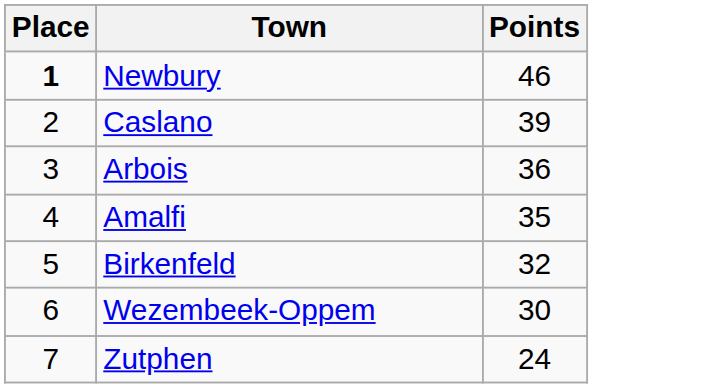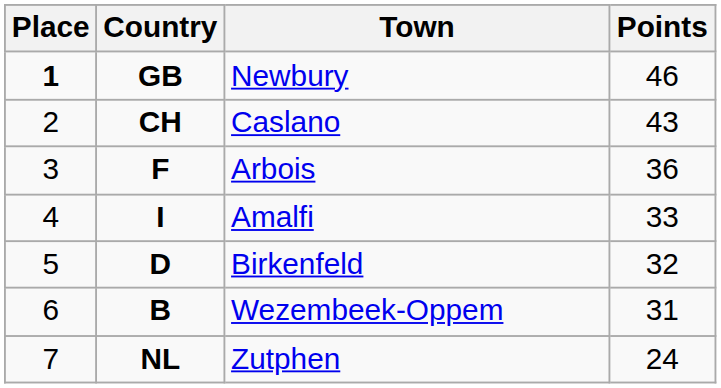+ column: (160, 28)
(534, 122) 39 -> (662, 122) 43
(534, 216) 35 -> (662, 216) 33
(534, 311) 30 -> (662, 311) 31
